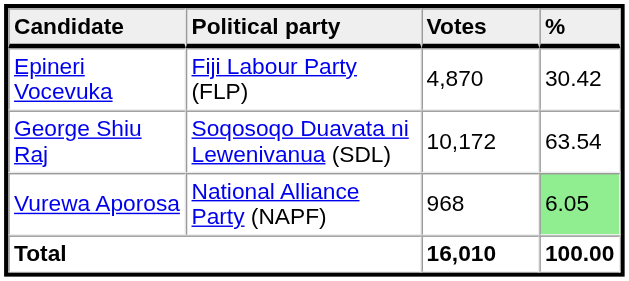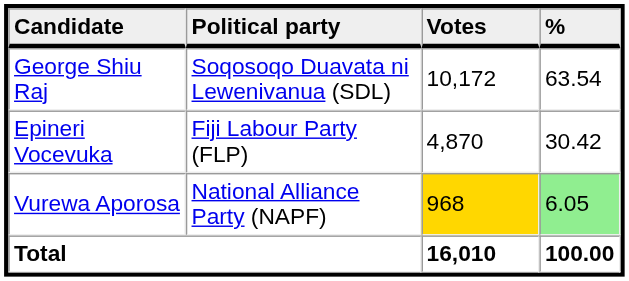rows swapped: (78, 141) <-> (63, 79)
(446, 204) no background -> (446, 204) gold background
